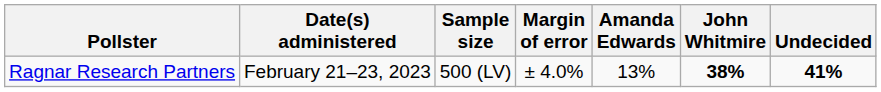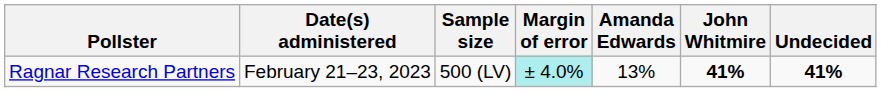(554, 71) no background -> (554, 71) paleturquoise background
(725, 71) 38% -> (725, 71) 41%
